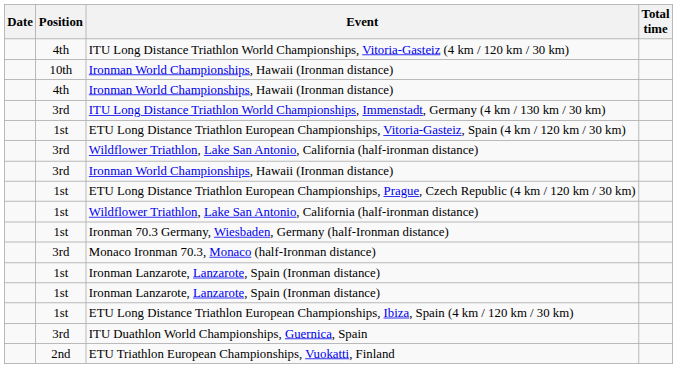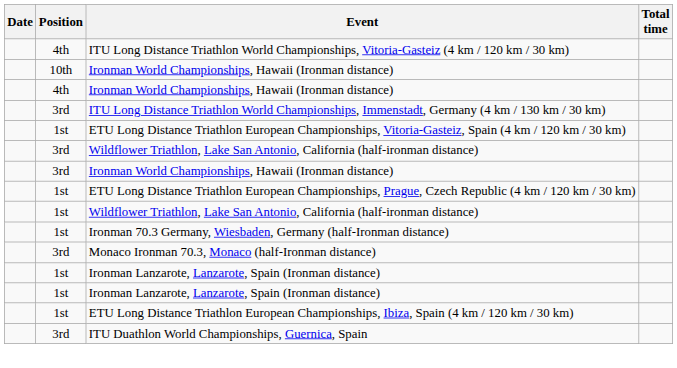- row: (61, 353)
